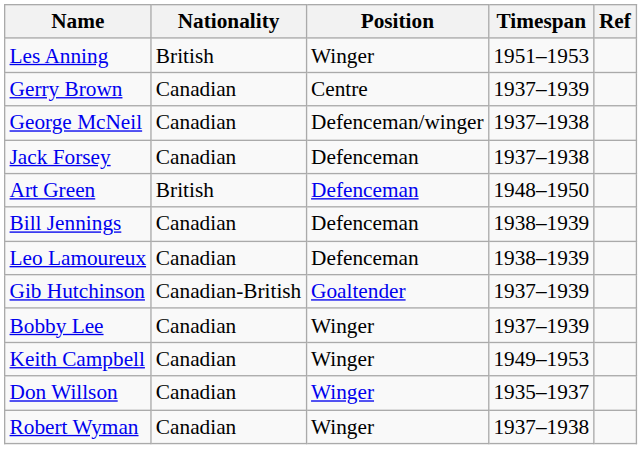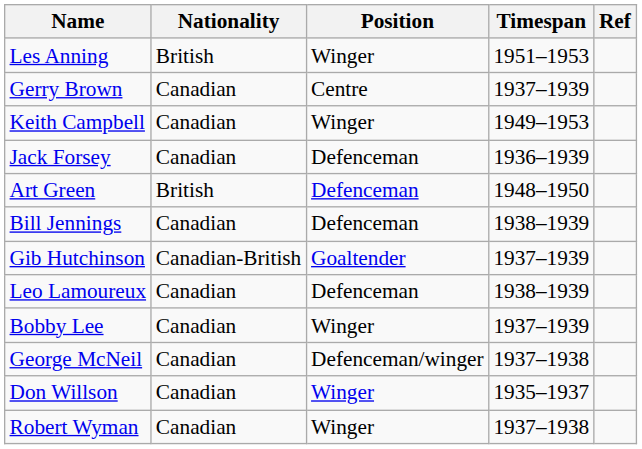rows swapped: (77, 358) <-> (76, 122)
(541, 156) 1937–1938 -> (541, 156) 1936–1939
rows swapped: (77, 291) <-> (78, 257)
